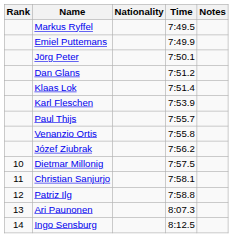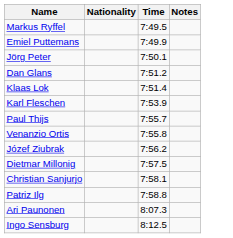- column: (18, 12)
